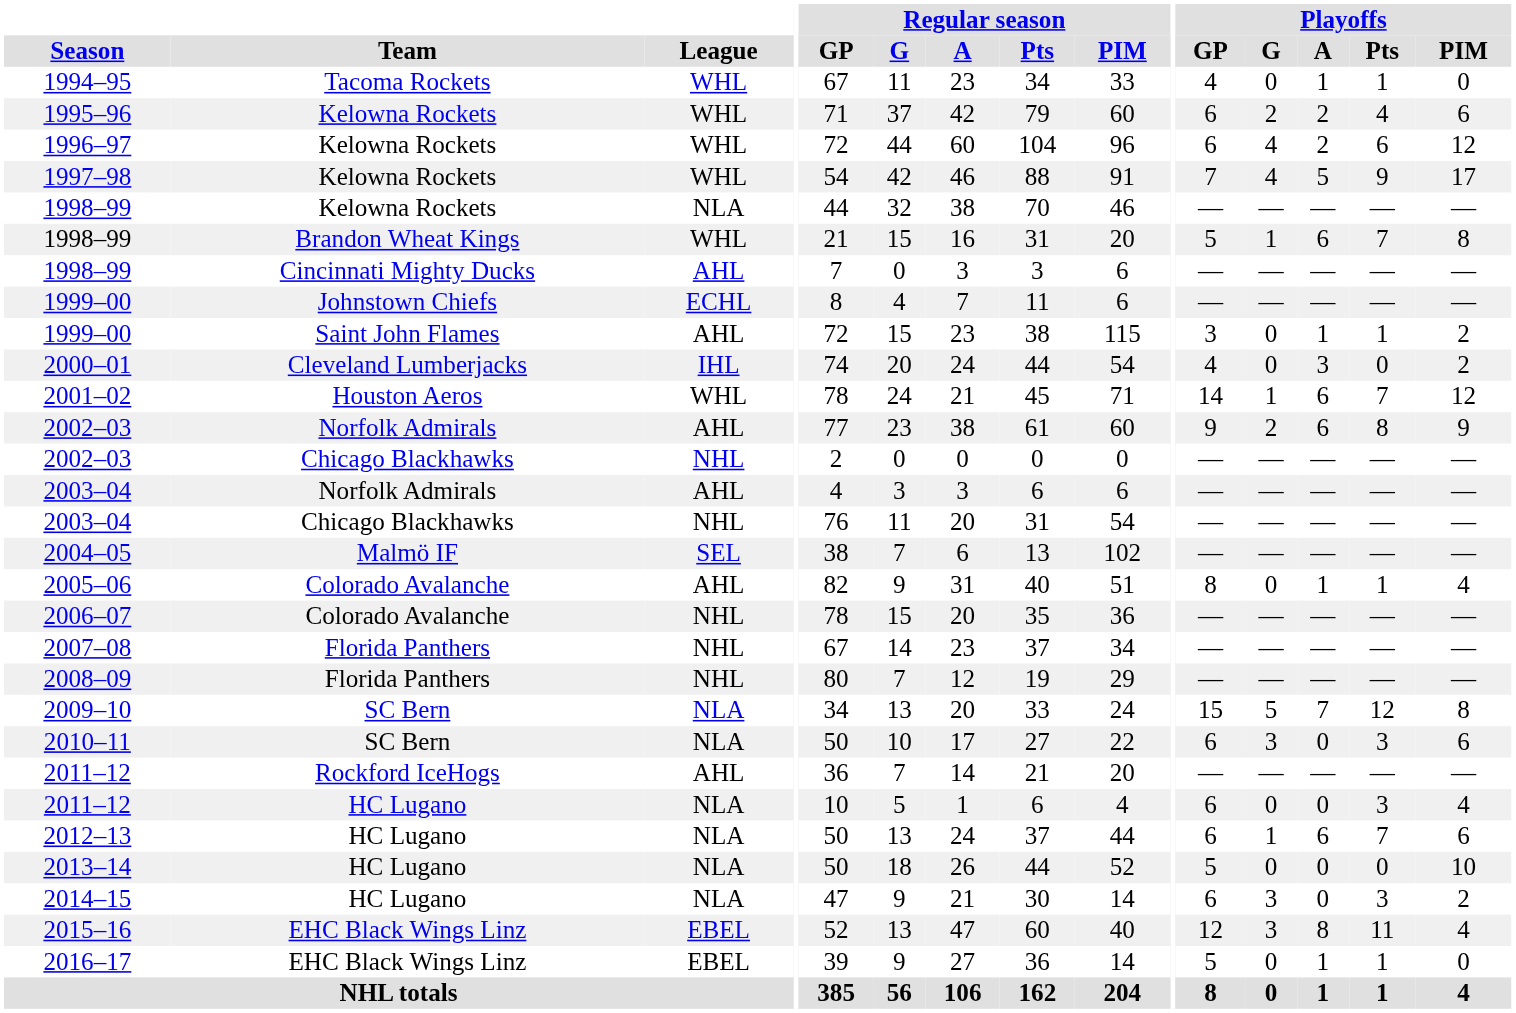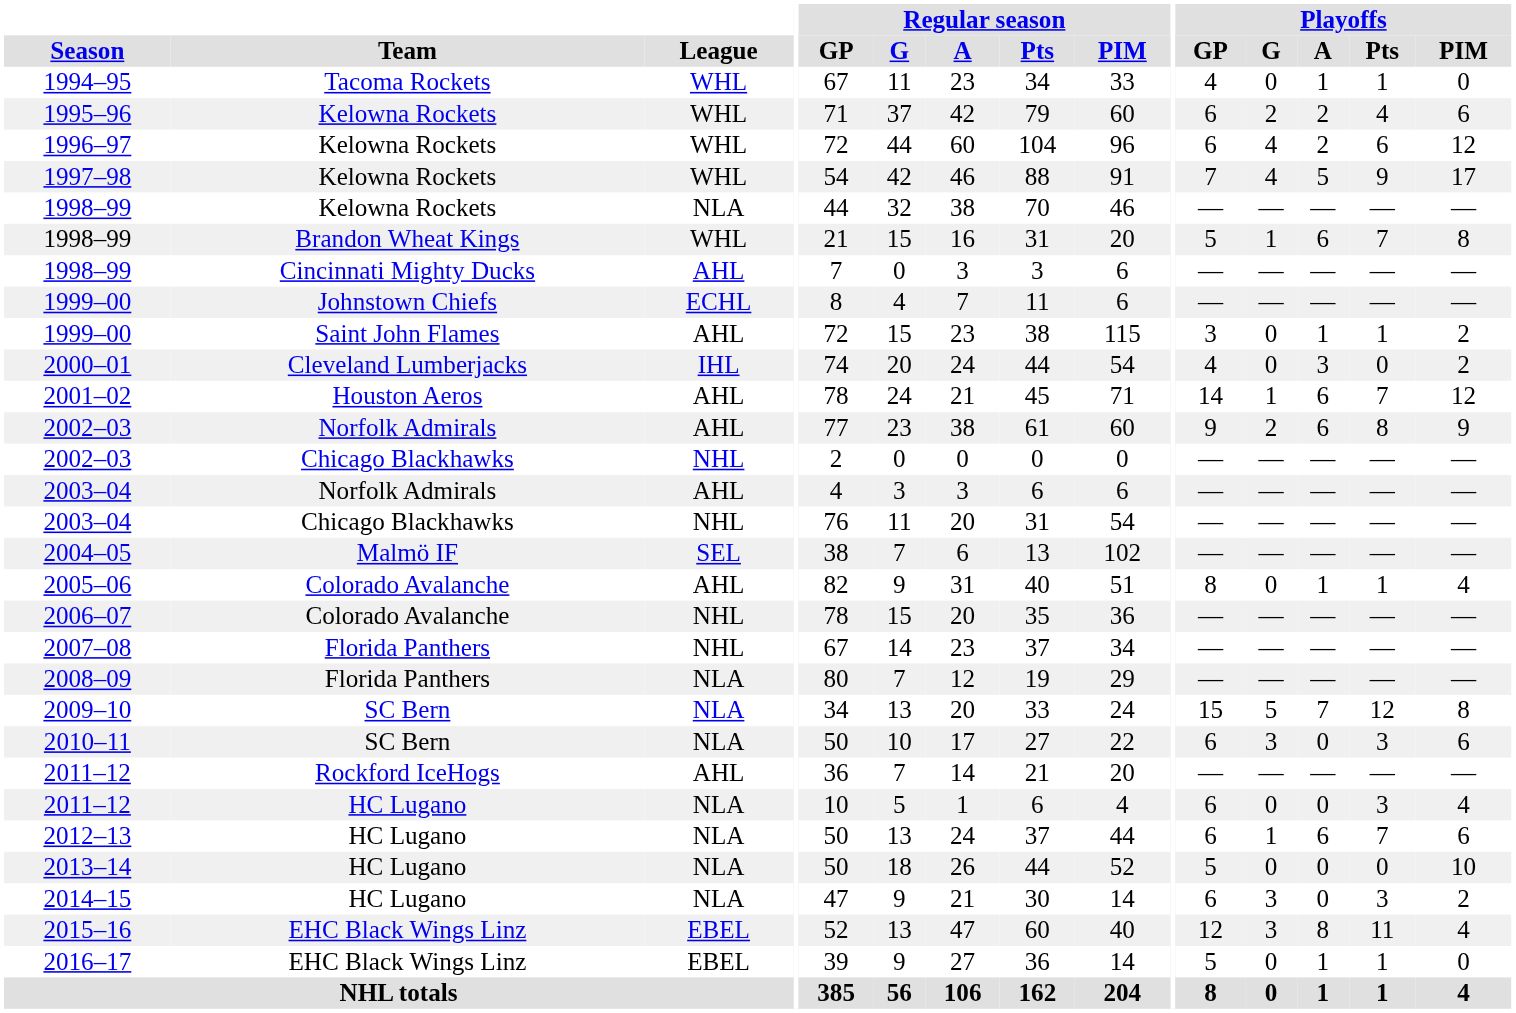(719, 396) WHL -> (719, 396) AHL
(719, 678) NHL -> (719, 678) NLA
